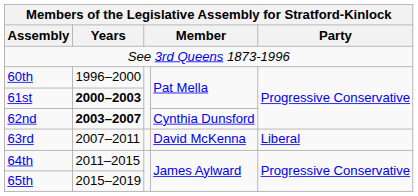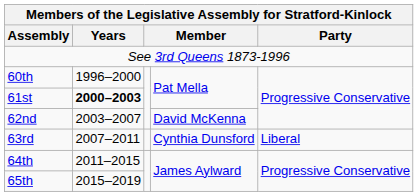(108, 118) bold -> (108, 118) normal
(204, 118) Cynthia Dunsford -> (200, 118) David McKenna
(200, 139) David McKenna -> (204, 139) Cynthia Dunsford
